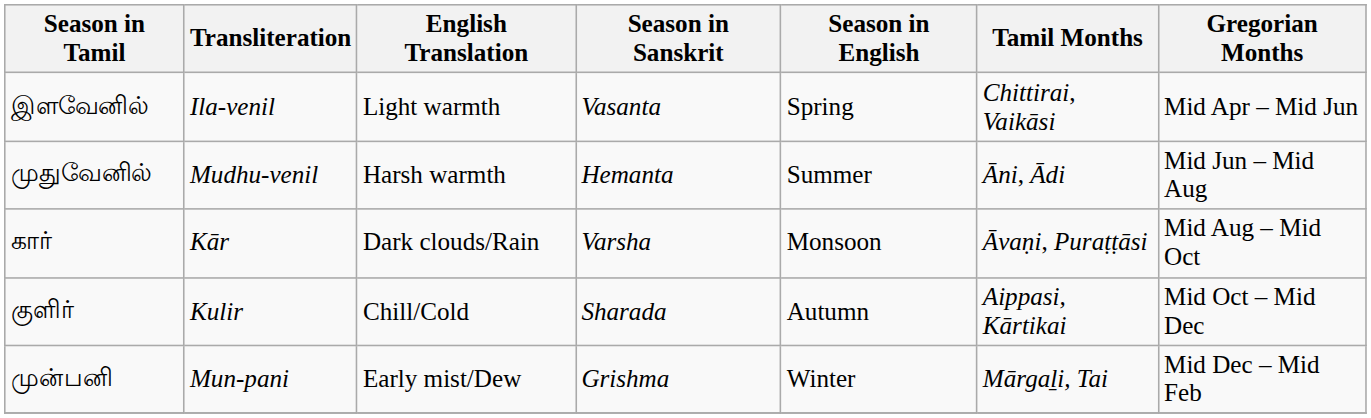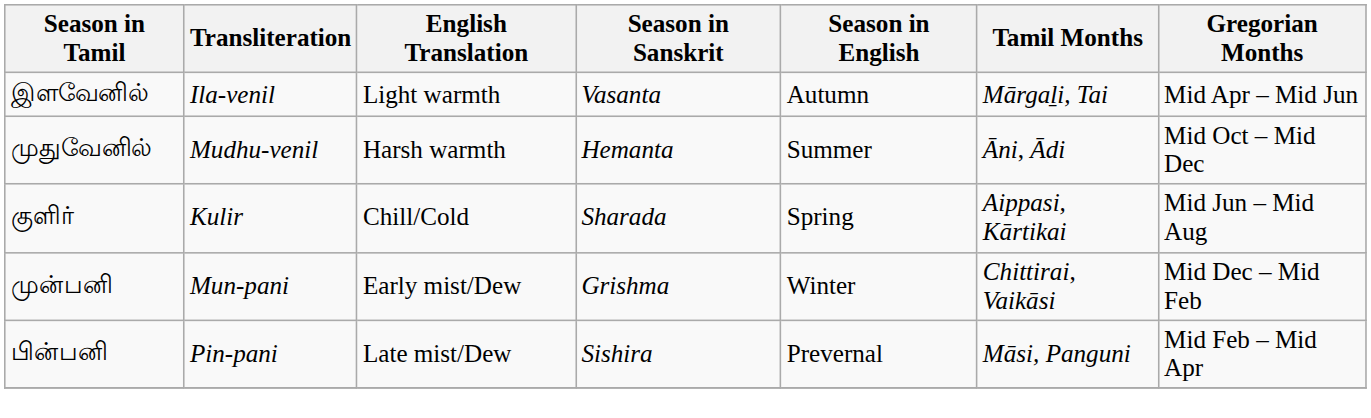(820, 106) Spring -> (828, 94) Autumn
(1029, 106) Chittirai, Vaikāsi -> (1045, 94) Mārgaḻi, Tai
(1239, 174) Mid Jun – Mid Aug -> (1240, 149) Mid Oct – Mid Dec
- row: (31, 241)
(828, 310) Autumn -> (820, 217) Spring
(1240, 310) Mid Oct – Mid Dec -> (1239, 217) Mid Jun – Mid Aug
(1045, 379) Mārgaḻi, Tai -> (1029, 285) Chittirai, Vaikāsi
+ row: (59, 352)
